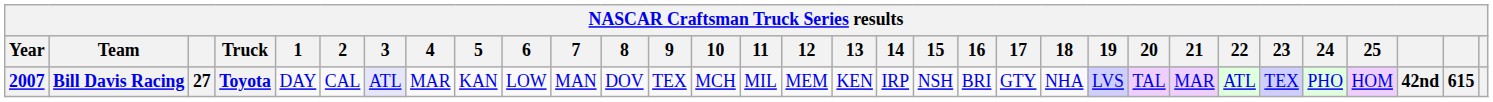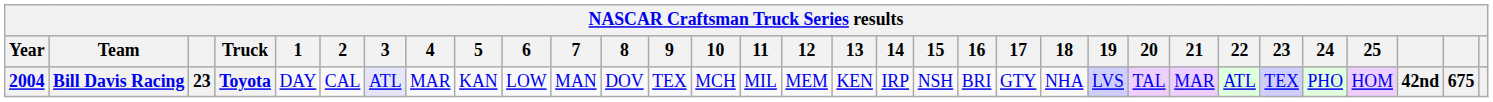(27, 81) 2007 -> (27, 81) 2004
(202, 81) 27 -> (202, 81) 23
(1461, 81) 615 -> (1461, 81) 675
